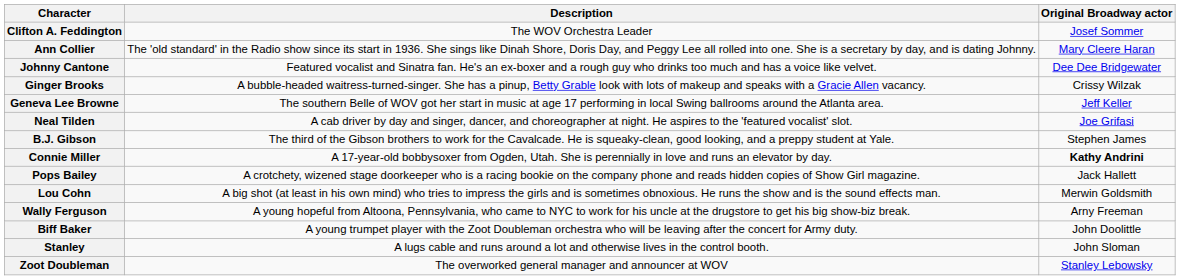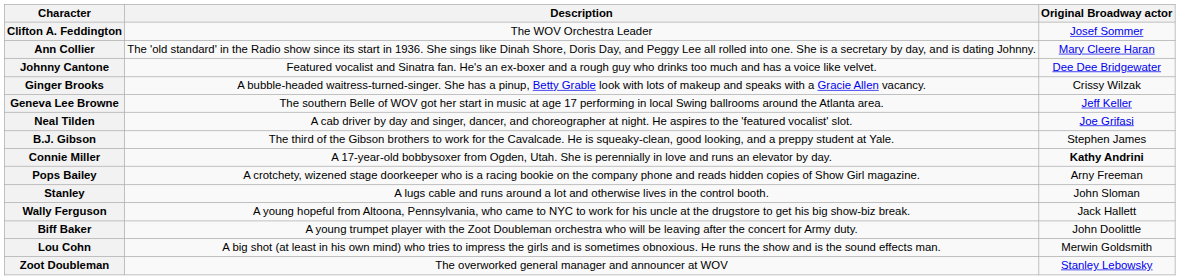(1107, 175) Jack Hallett -> (1107, 175) Arny Freeman
rows swapped: (64, 193) <-> (64, 247)
(1107, 211) Arny Freeman -> (1107, 211) Jack Hallett
